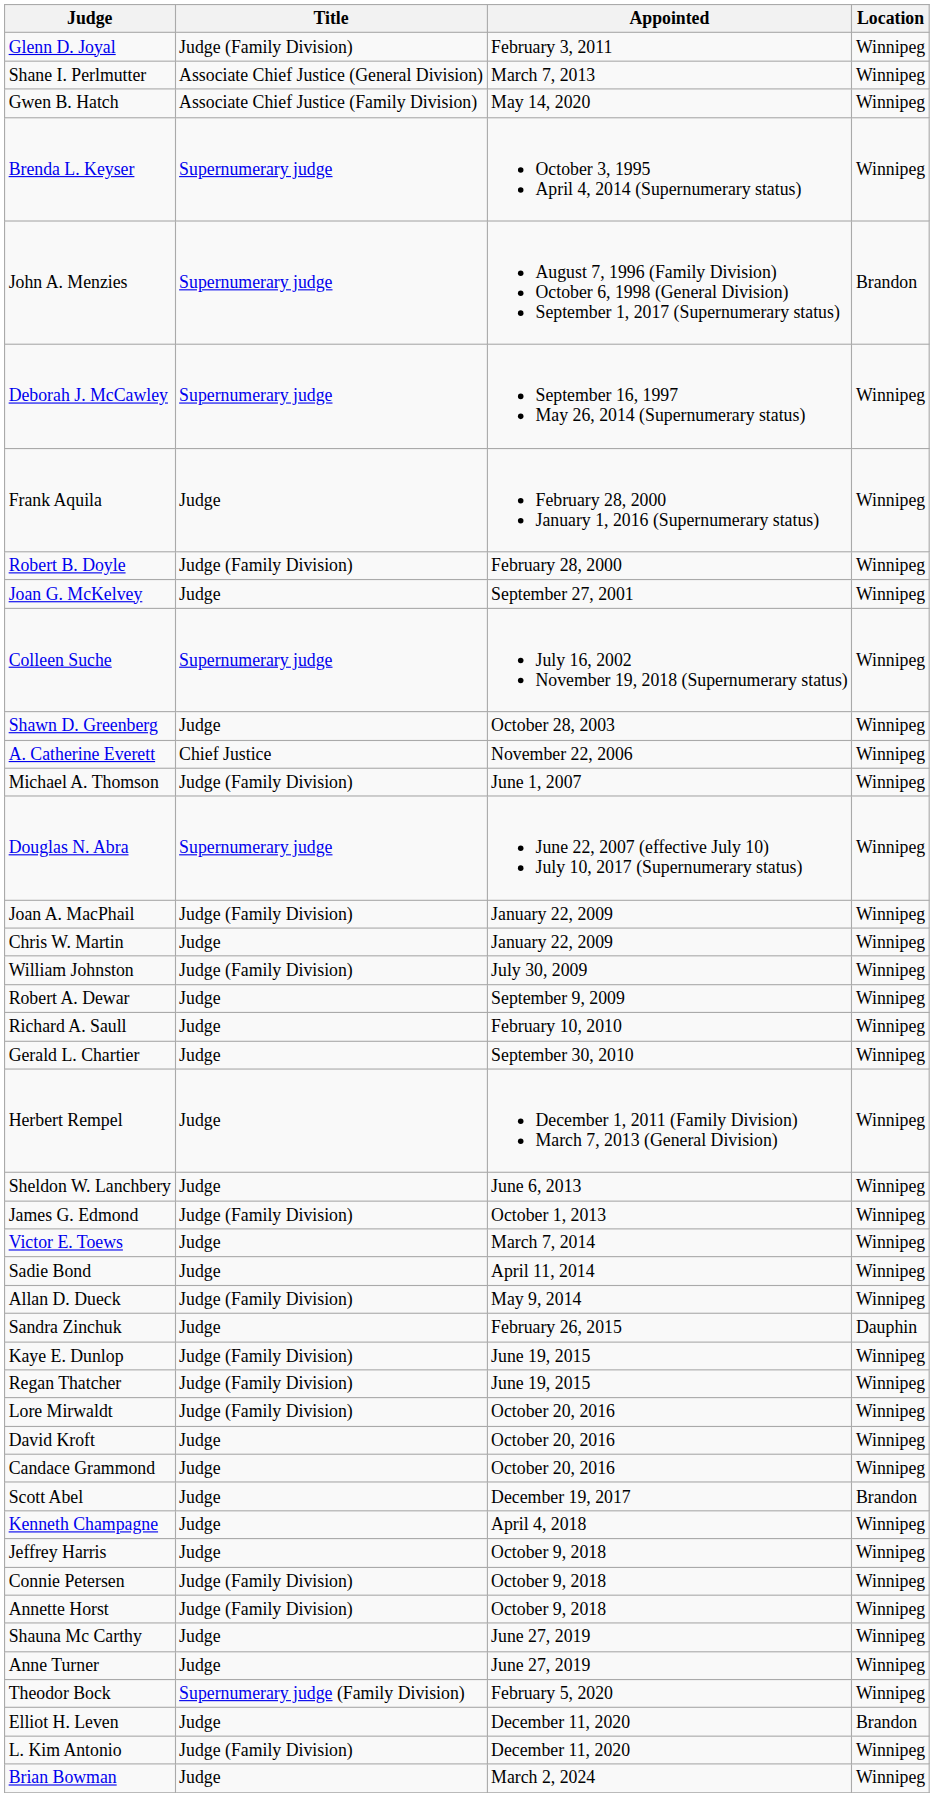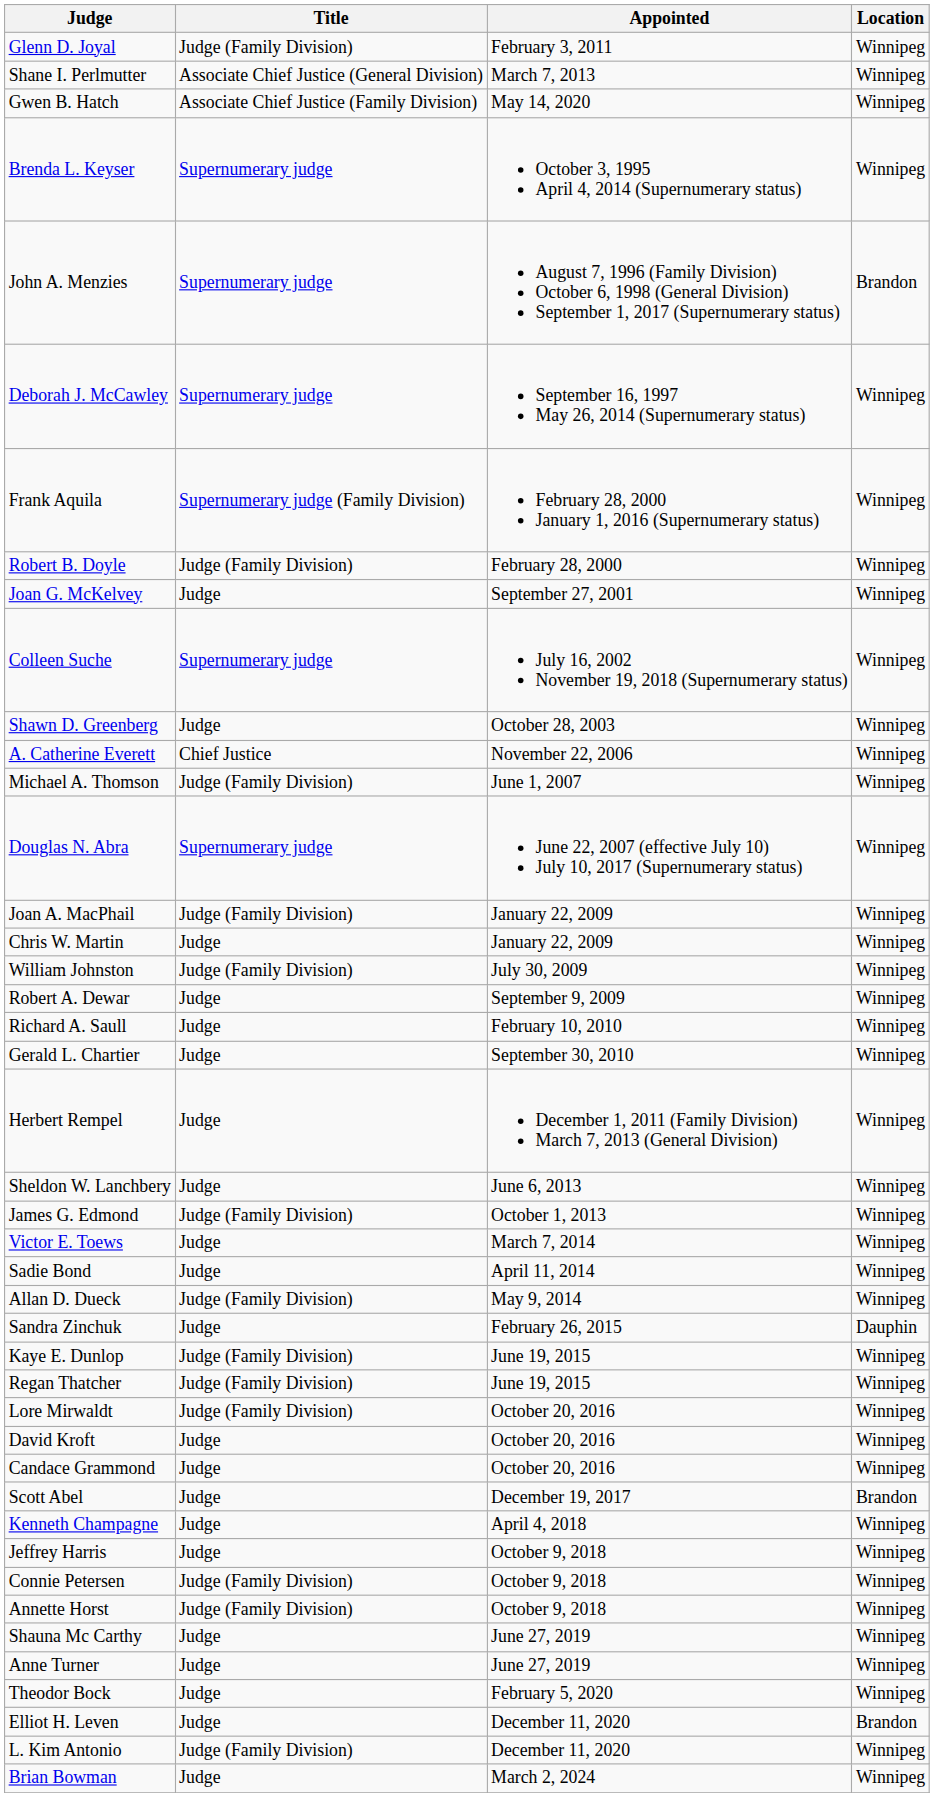(200, 499) Judge -> (322, 499) Supernumerary judge (Family Division)
(322, 1693) Supernumerary judge (Family Division) -> (200, 1693) Judge
